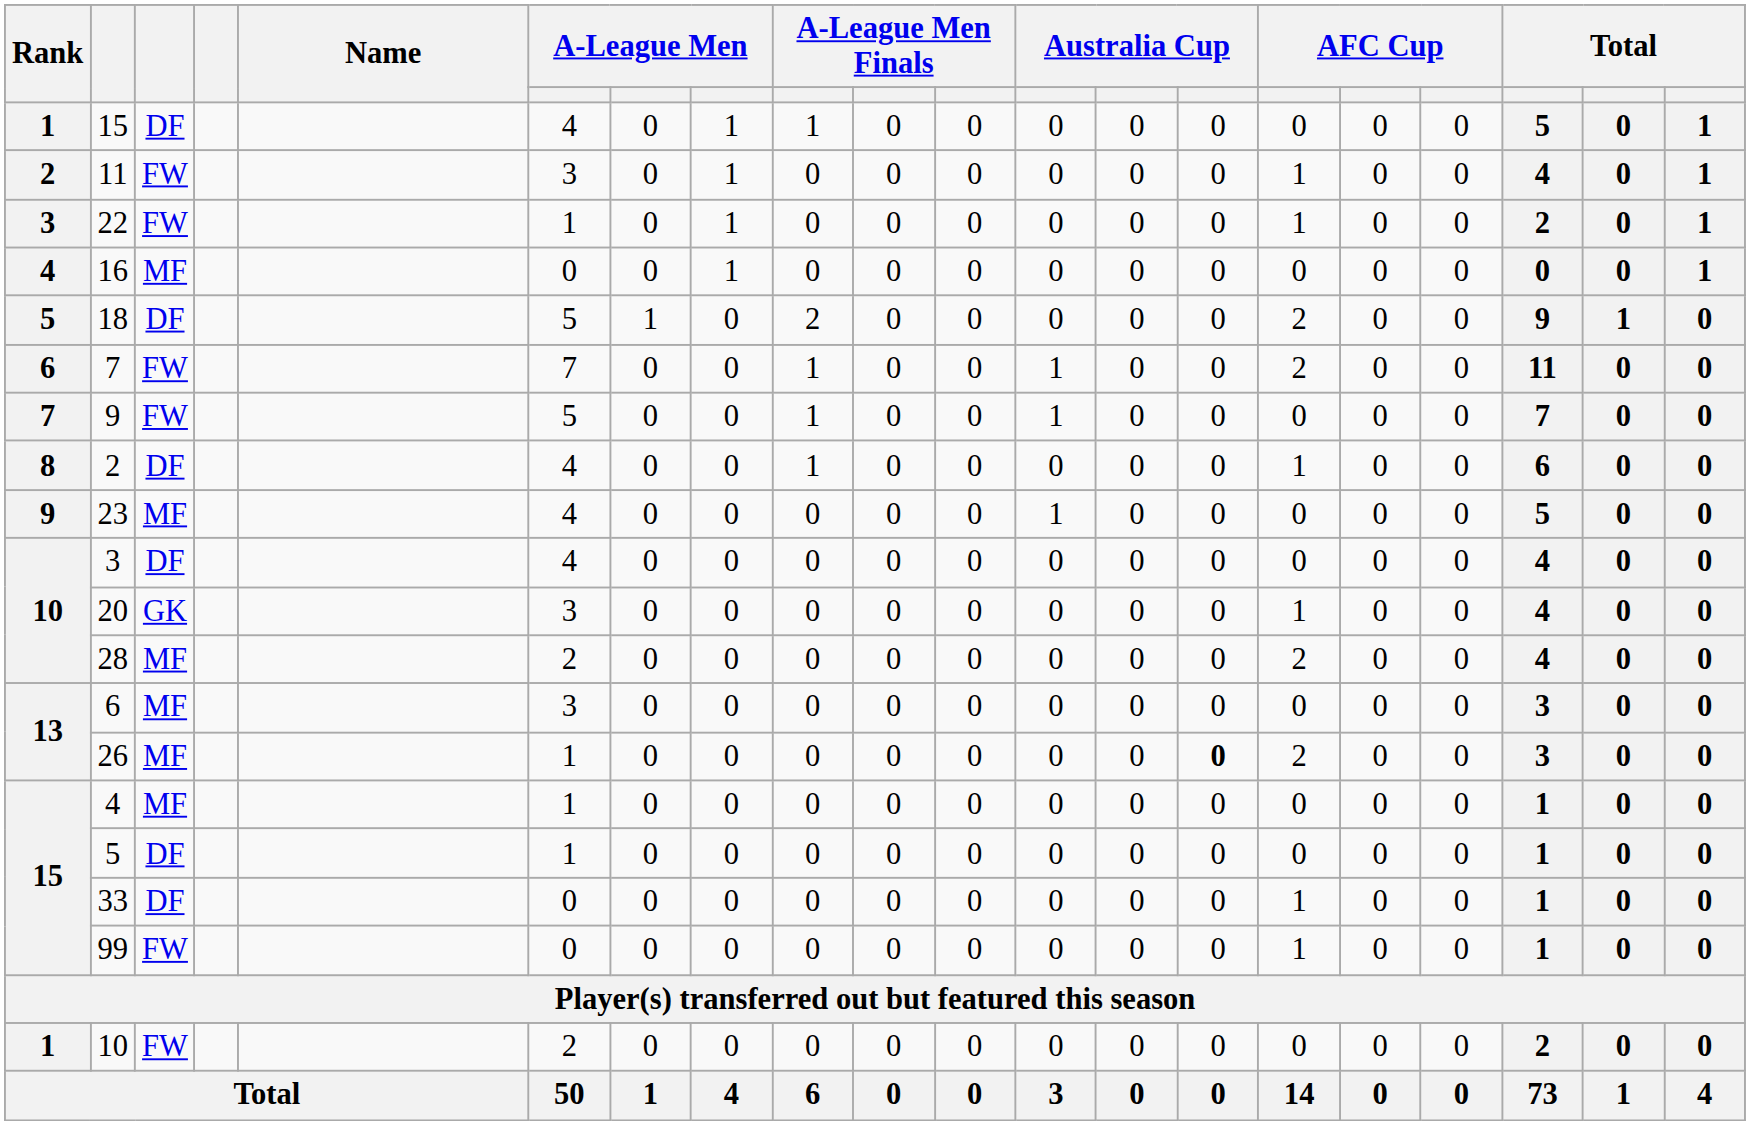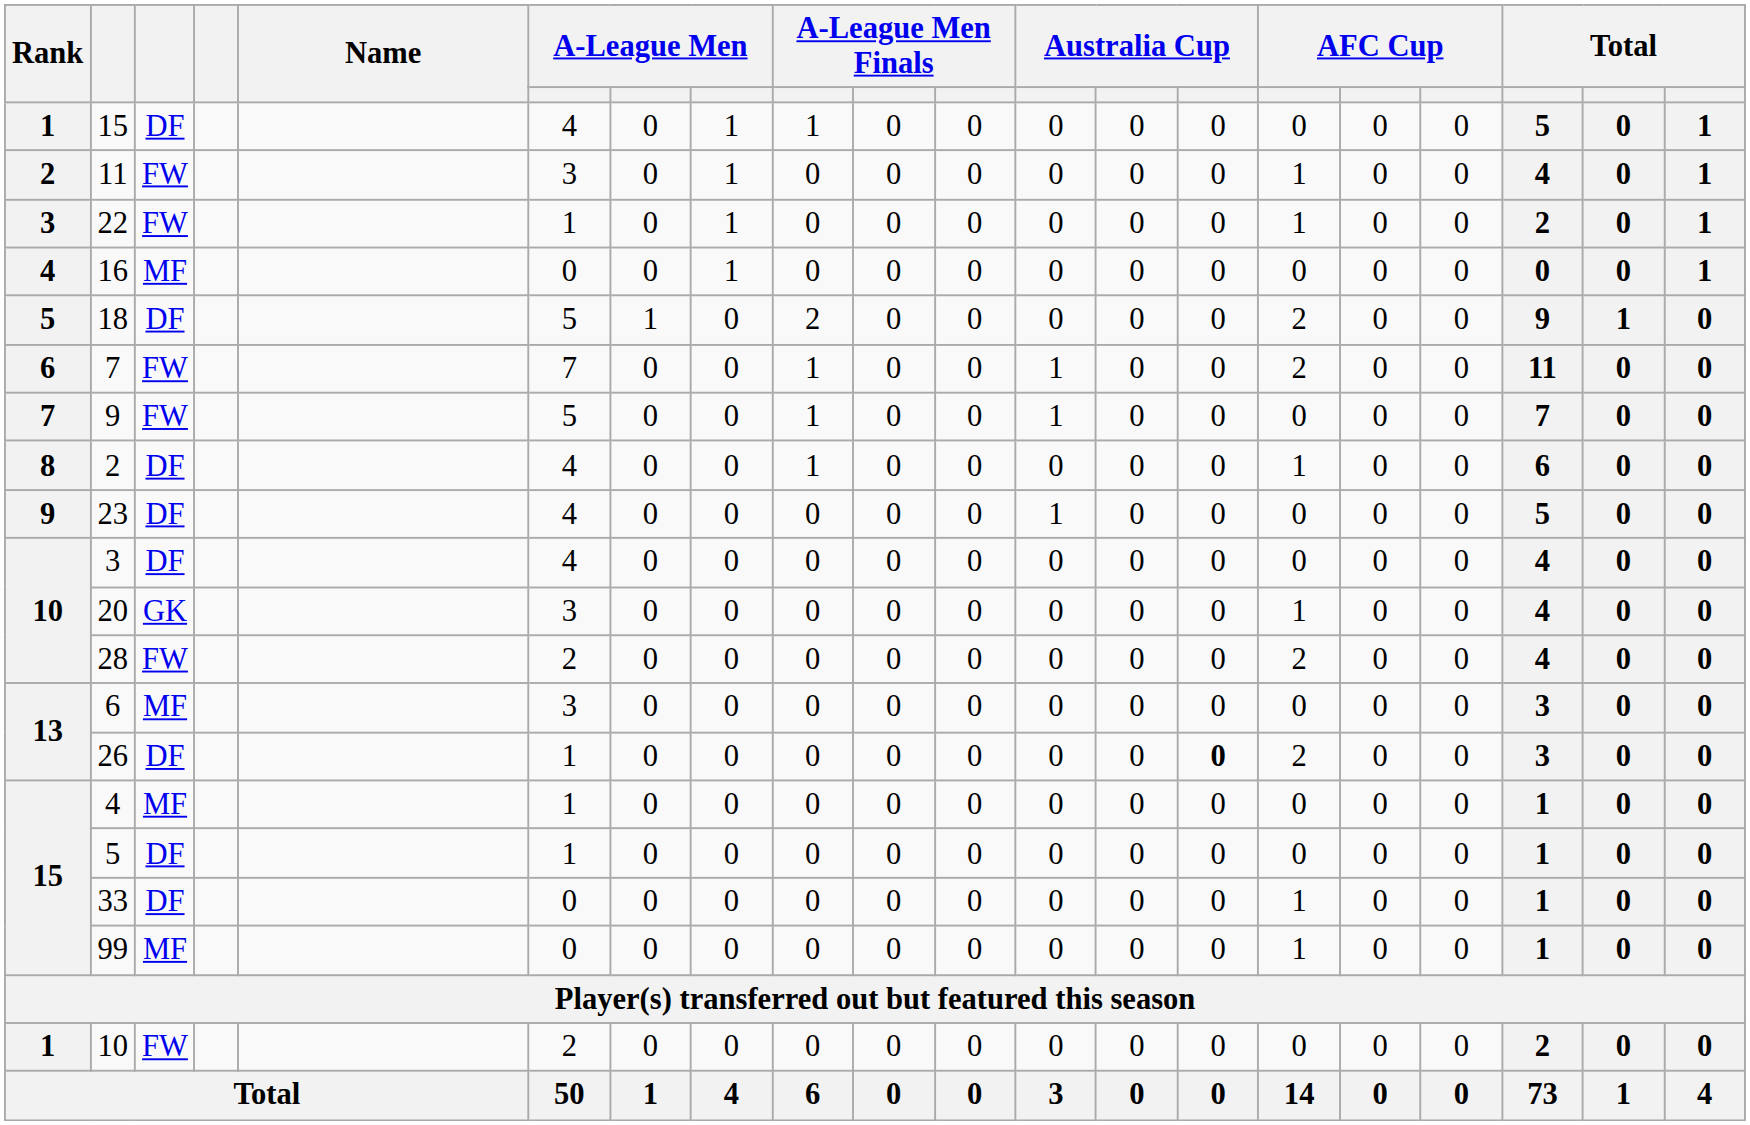(165, 513) MF -> (165, 513) DF
(165, 658) MF -> (165, 658) FW
(165, 755) MF -> (165, 755) DF
(165, 949) FW -> (165, 949) MF
